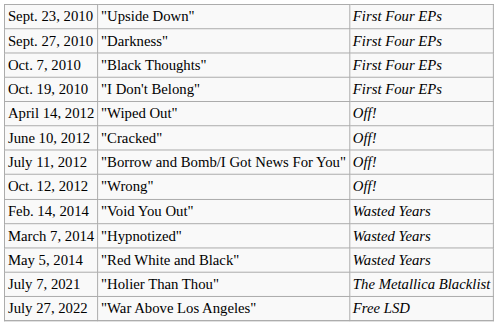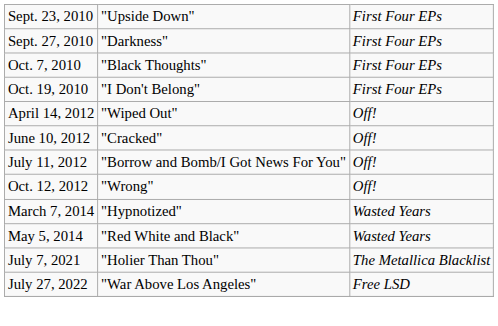- row: (48, 211)
